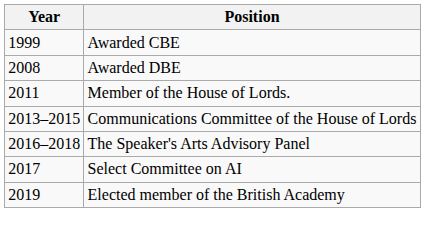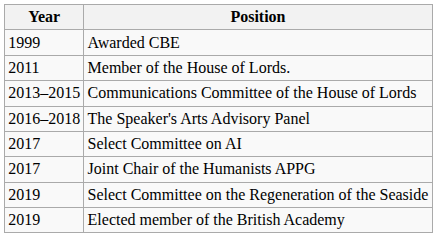- row: (134, 67)
+ row: (202, 169)
+ row: (258, 194)
